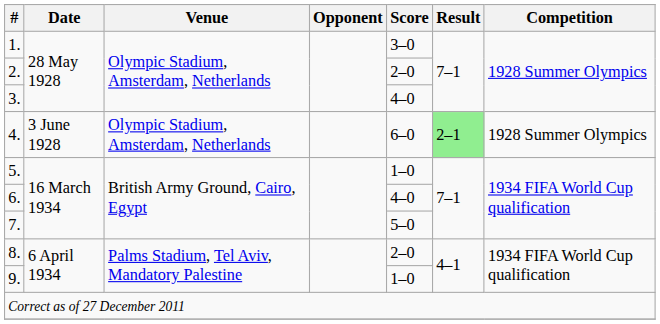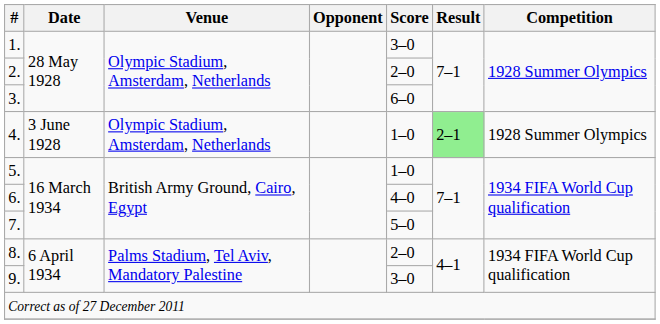(402, 98) 4–0 -> (402, 98) 6–0
(402, 134) 6–0 -> (402, 134) 1–0
(402, 278) 1–0 -> (402, 278) 3–0
